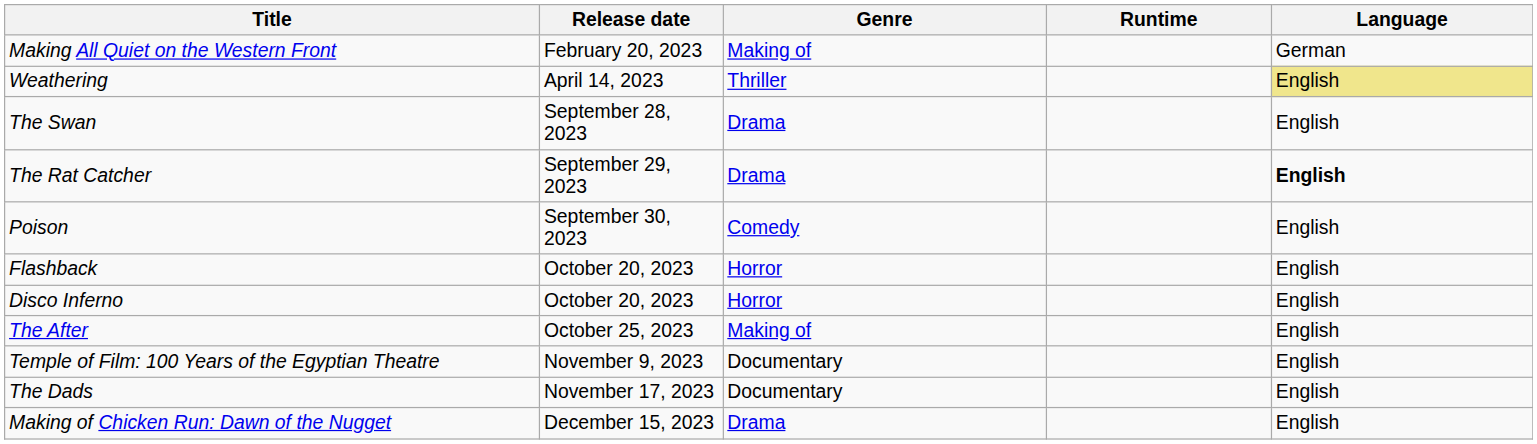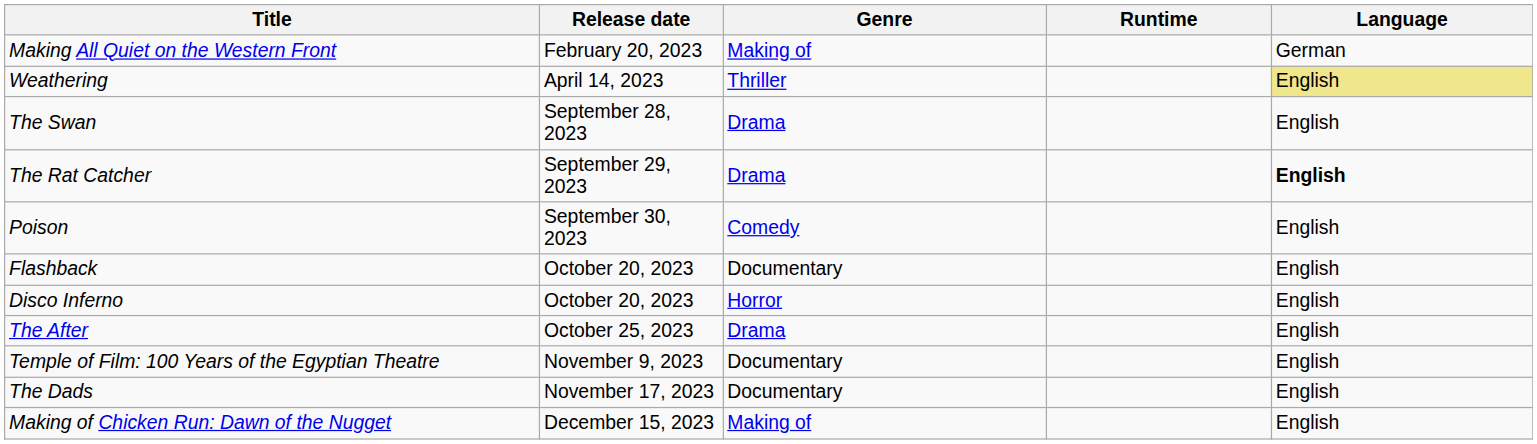(755, 269) Horror -> (785, 269) Documentary
(769, 330) Making of -> (756, 330) Drama
(756, 422) Drama -> (769, 422) Making of
